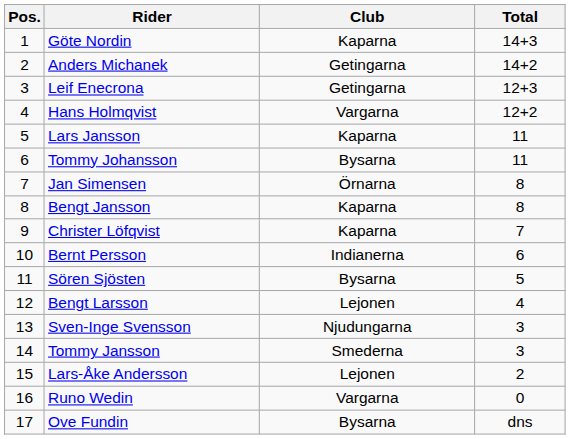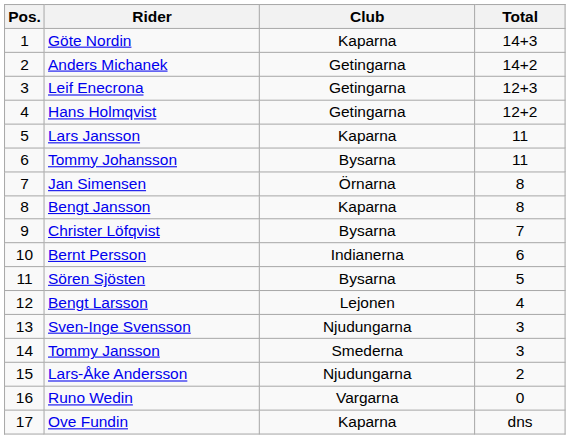(367, 112) Vargarna -> (367, 112) Getingarna
(367, 231) Kaparna -> (367, 231) Bysarna
(367, 374) Lejonen -> (367, 374) Njudungarna
(367, 422) Bysarna -> (367, 422) Kaparna
